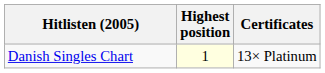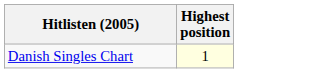- column: (277, 24)
